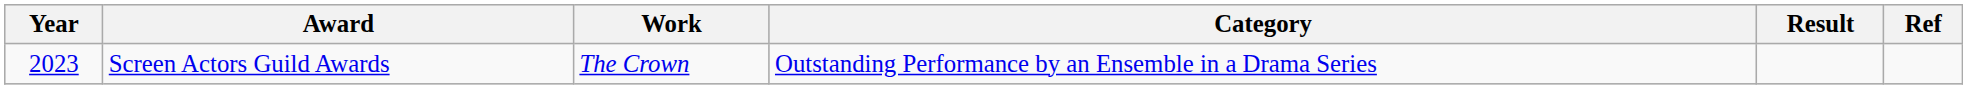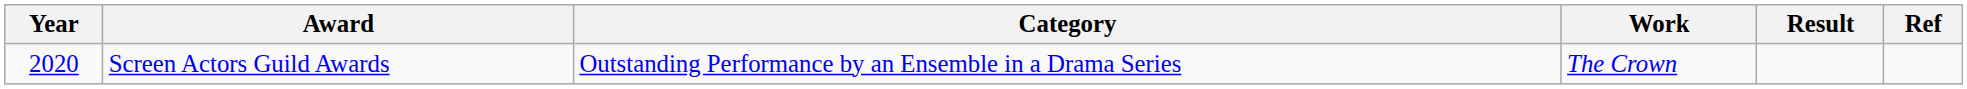columns swapped: (1263, 24) <-> (671, 24)
(54, 63) 2023 -> (54, 63) 2020
